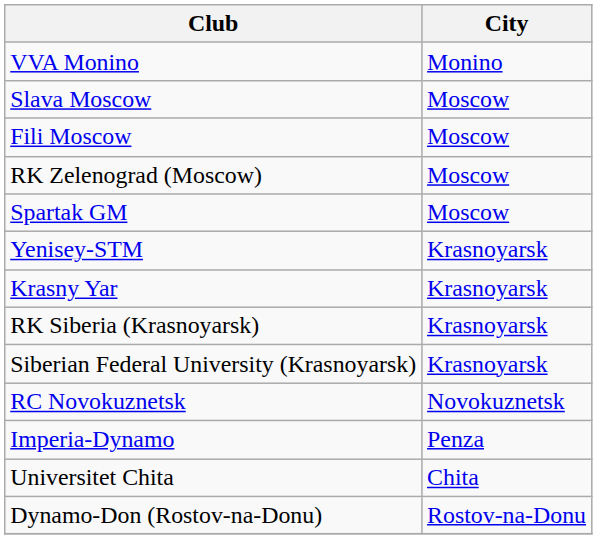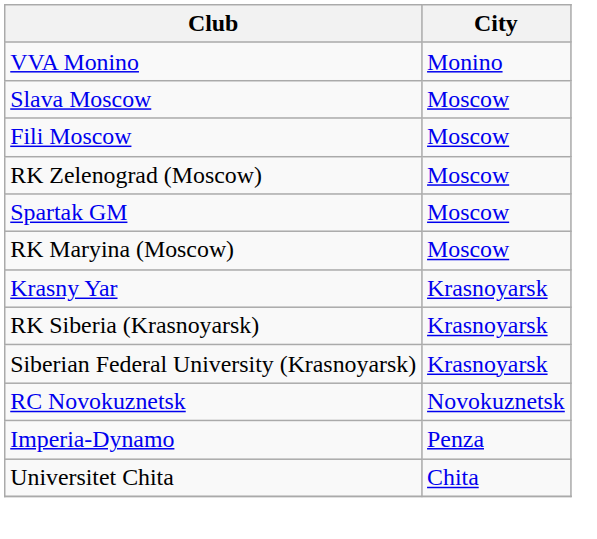+ row: (122, 250)
- row: (77, 250)
- row: (166, 514)
